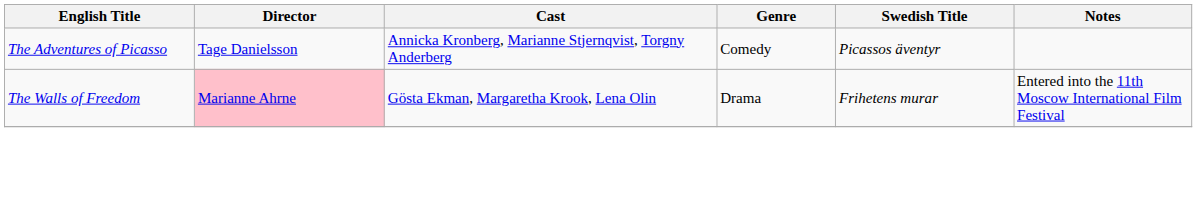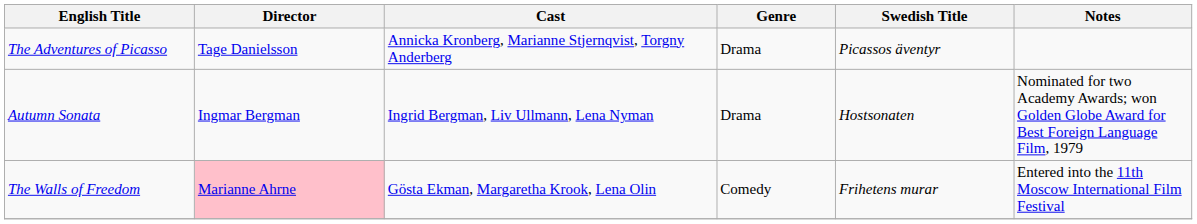(746, 48) Comedy -> (741, 48) Drama
+ row: (54, 114)
(741, 97) Drama -> (746, 189) Comedy
